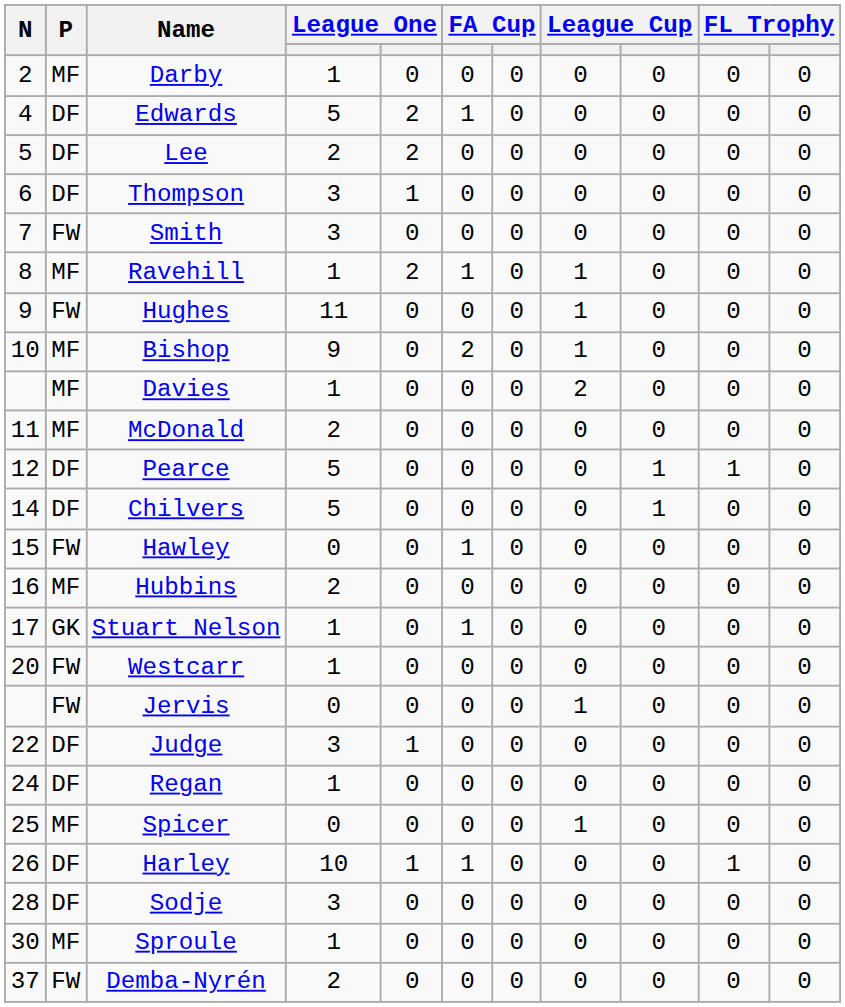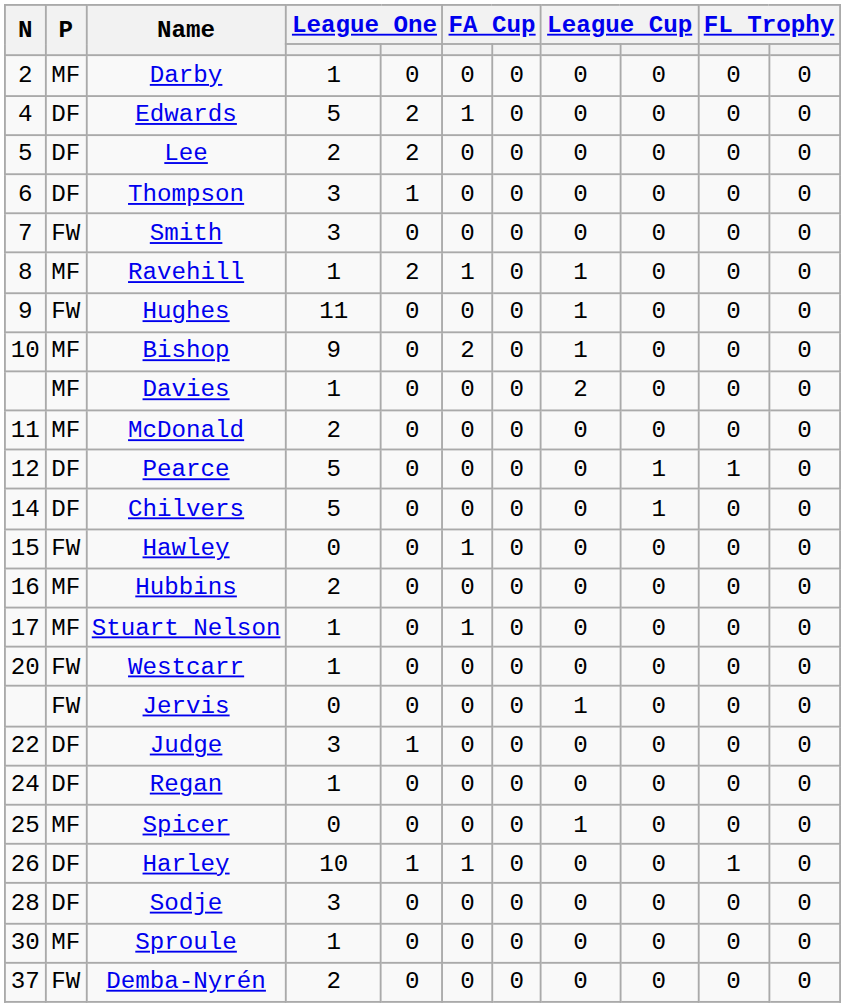(66, 627) GK -> (66, 627) MF
